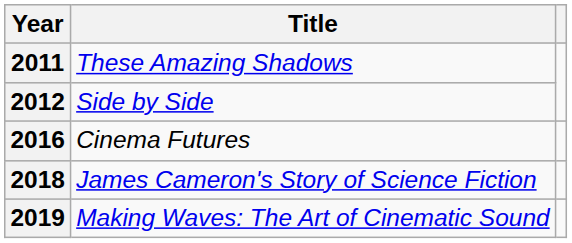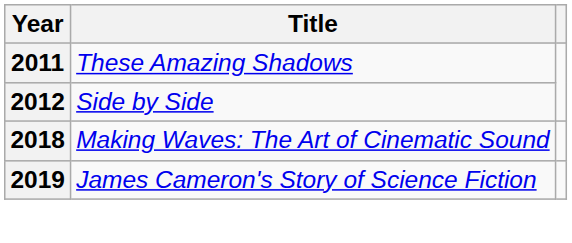- row: (38, 140)
(306, 179) James Cameron's Story of Science Fiction -> (313, 140) Making Waves: The Art of Cinematic Sound
(313, 218) Making Waves: The Art of Cinematic Sound -> (306, 179) James Cameron's Story of Science Fiction
